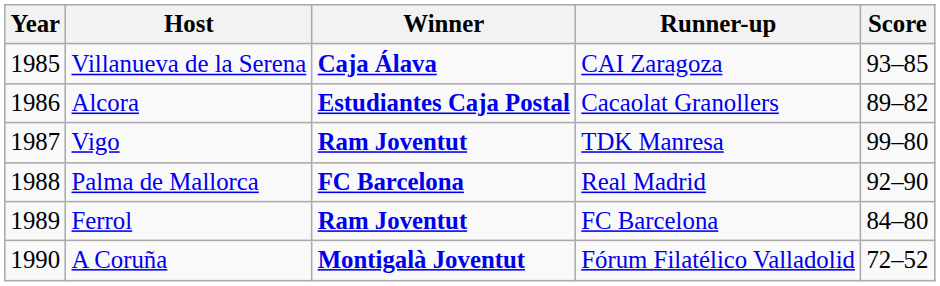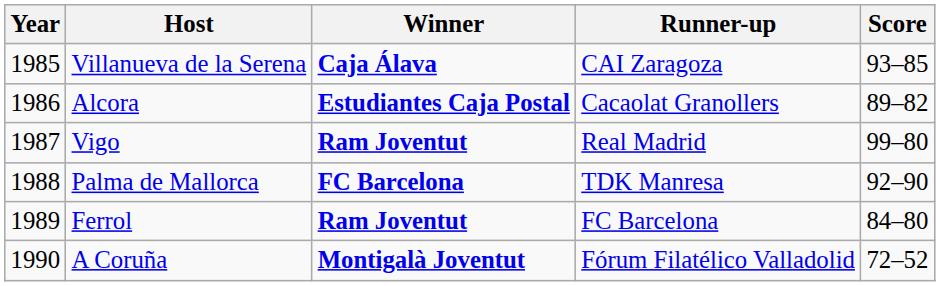(653, 142) TDK Manresa -> (644, 142) Real Madrid
(644, 181) Real Madrid -> (653, 181) TDK Manresa
